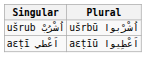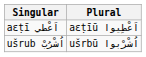rows swapped: (36, 28) <-> (33, 44)
